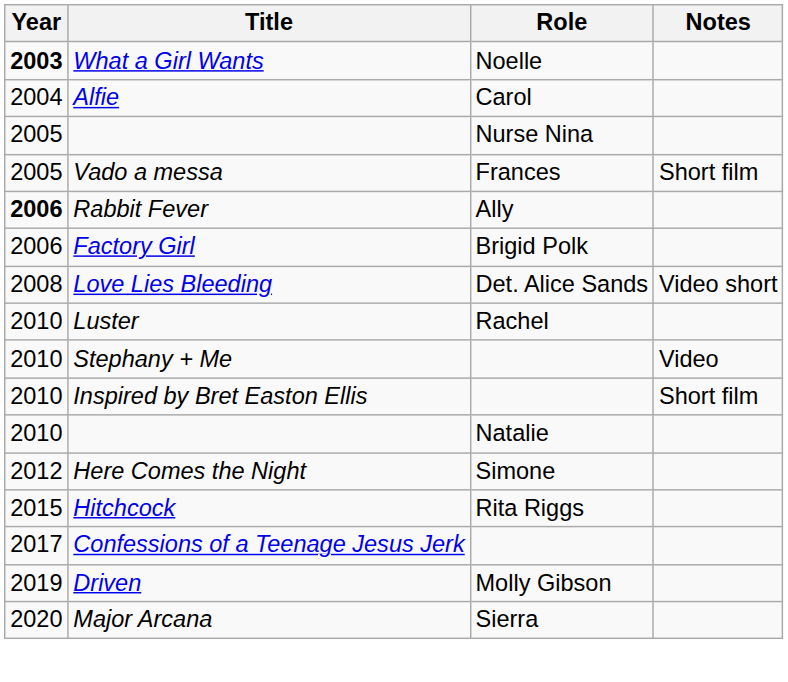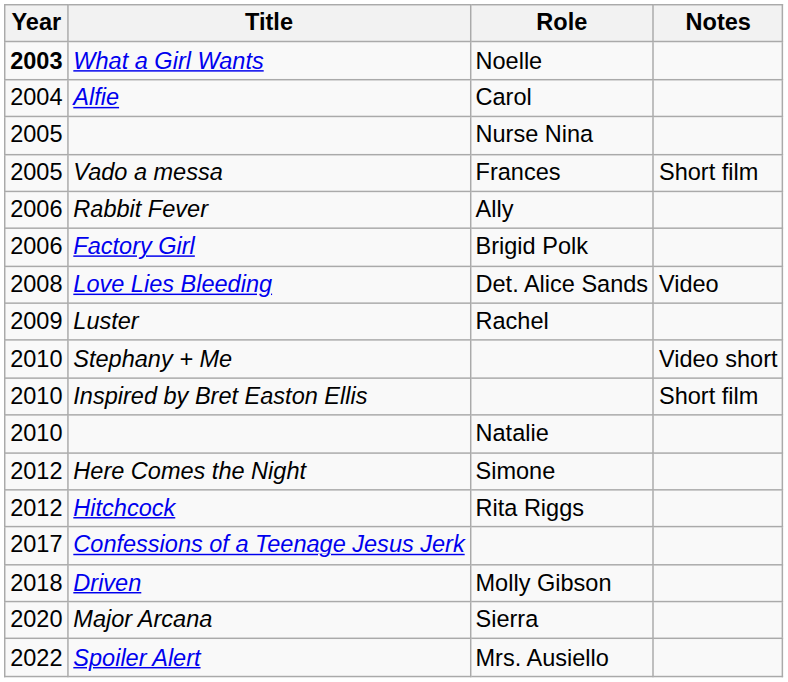(36, 209) bold -> (36, 209) normal
(718, 284) Video short -> (689, 284) Video
(36, 321) 2010 -> (36, 321) 2009
(689, 358) Video -> (718, 358) Video short
(36, 508) 2015 -> (36, 508) 2012
(36, 582) 2019 -> (36, 582) 2018
+ row: (137, 657)
